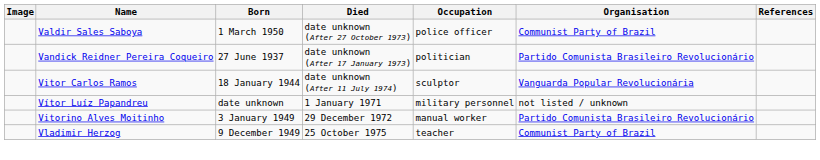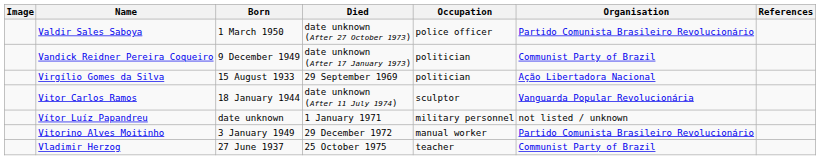(587, 32) Communist Party of Brazil -> (636, 32) Partido Comunista Brasileiro Revolucionário
(251, 57) 27 June 1937 -> (259, 57) 9 December 1949
(636, 57) Partido Comunista Brasileiro Revolucionário -> (587, 57) Communist Party of Brazil
+ row: (101, 77)
(259, 132) 9 December 1949 -> (251, 147) 27 June 1937
